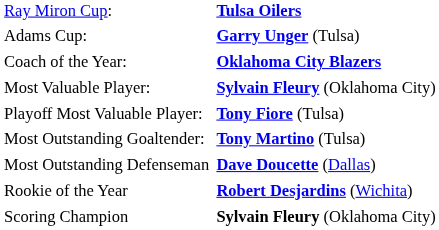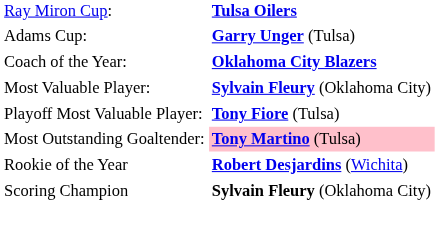(291, 139) no background -> (286, 139) pink background
- row: (107, 164)
